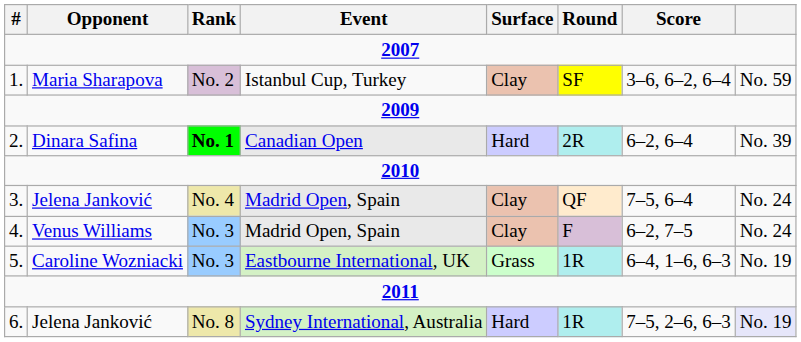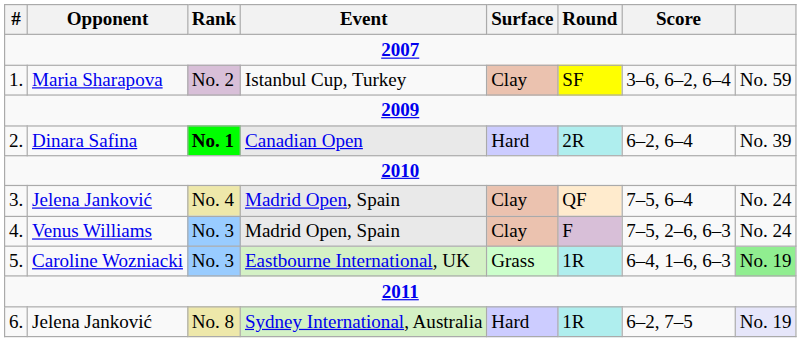(659, 230) 6–2, 7–5 -> (679, 230) 7–5, 2–6, 6–3
(766, 261) no background -> (766, 261) lightgreen background
(679, 321) 7–5, 2–6, 6–3 -> (659, 321) 6–2, 7–5
